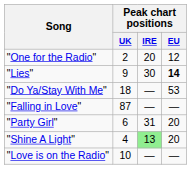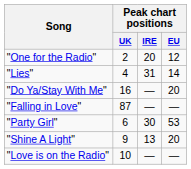(125, 73) 9 -> (125, 73) 4
(150, 73) 30 -> (150, 73) 31
(174, 73) bold -> (174, 73) normal
(125, 90) 18 -> (125, 90) 16
(174, 90) 53 -> (174, 90) 20
(150, 123) 31 -> (150, 123) 30
(174, 123) 20 -> (174, 123) 53
(125, 139) 4 -> (125, 139) 9
(150, 139) lightgreen background -> (150, 139) no background
